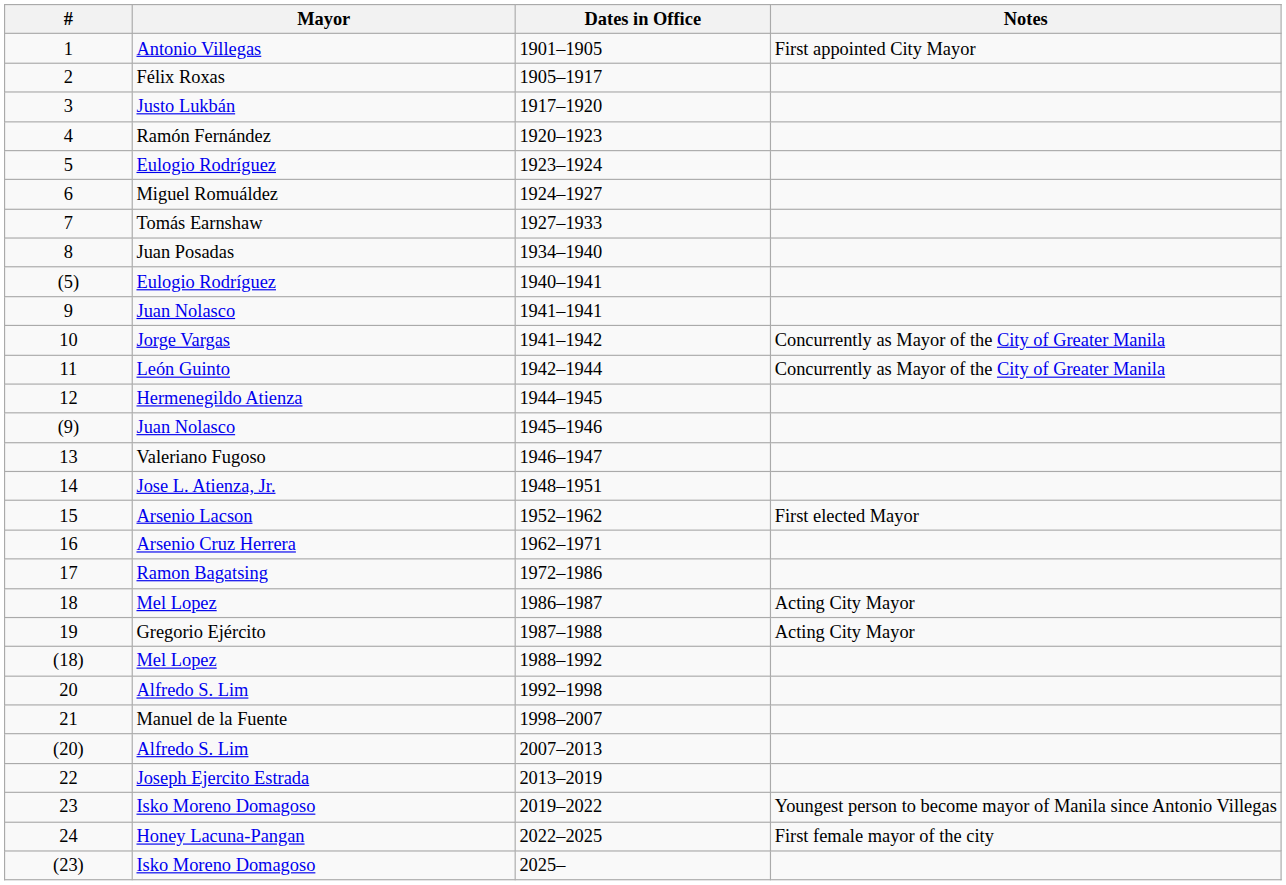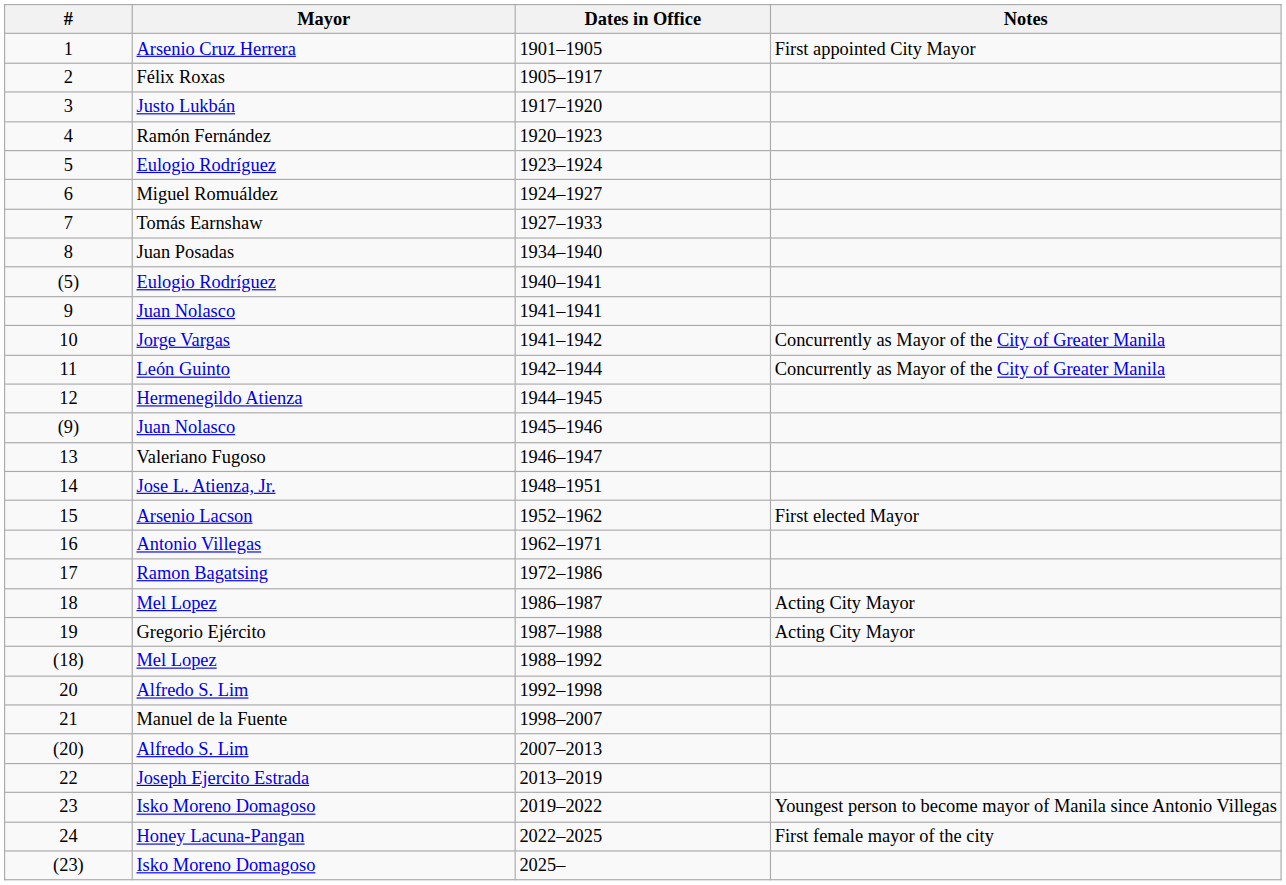(199, 48) Antonio Villegas -> (216, 48) Arsenio Cruz Herrera
(216, 544) Arsenio Cruz Herrera -> (199, 544) Antonio Villegas
